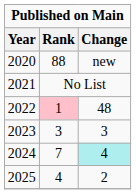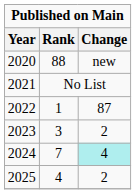(59, 108) pink background -> (59, 108) no background
(104, 108) 48 -> (104, 108) 87
(104, 131) 3 -> (104, 131) 2
